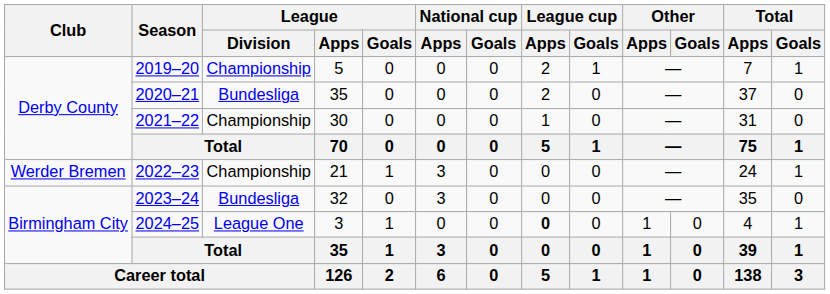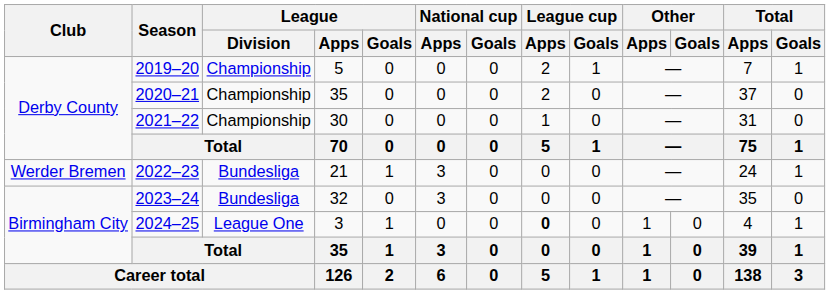(259, 95) Bundesliga -> (259, 95) Championship
(259, 172) Championship -> (259, 172) Bundesliga
